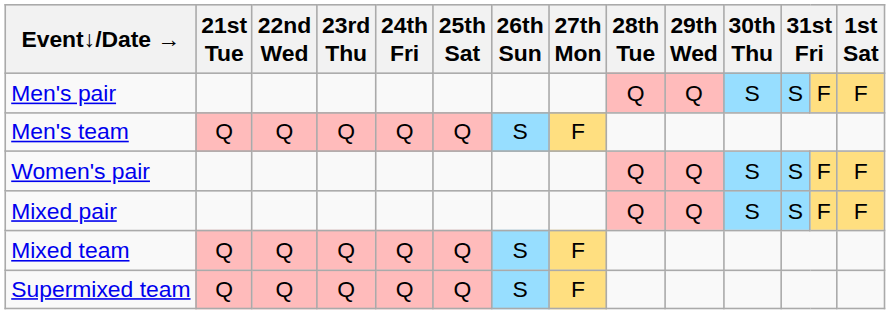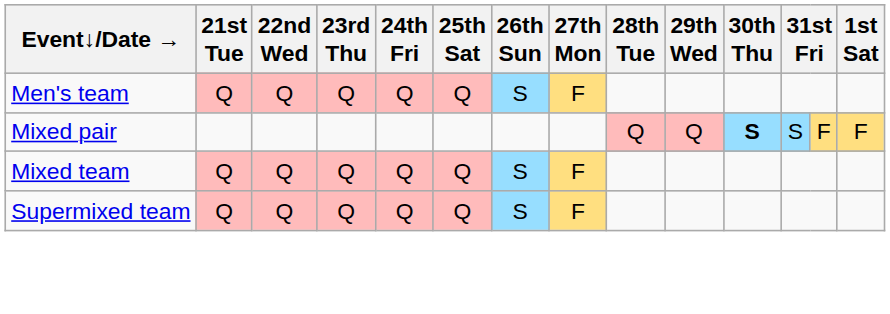- row: (64, 92)
- row: (81, 171)
(752, 211) normal -> (752, 132) bold
